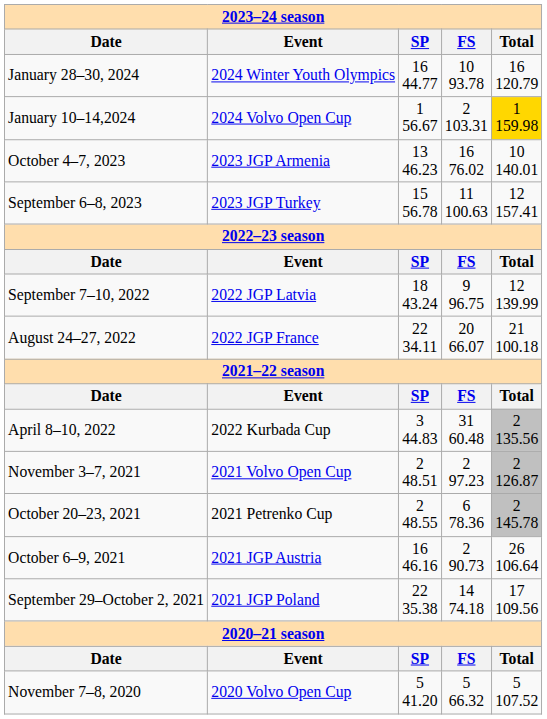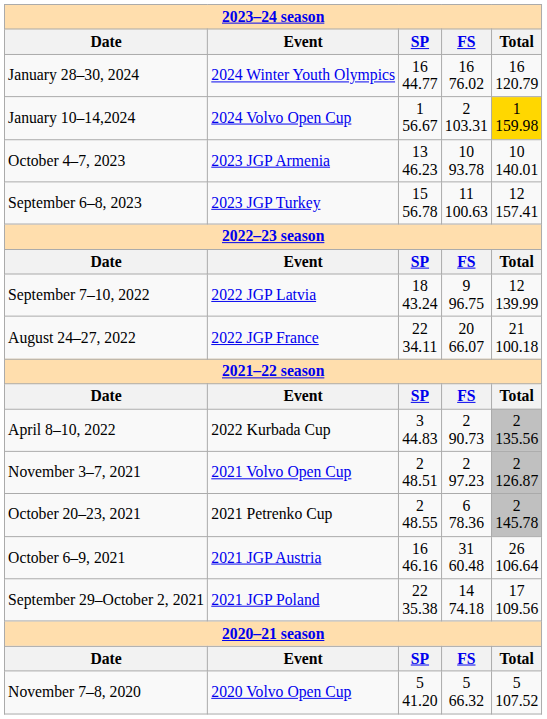(466, 75) 10 93.78 -> (466, 75) 16 76.02
(466, 160) 16 76.02 -> (466, 160) 10 93.78
(466, 430) 31 60.48 -> (466, 430) 2 90.73
(466, 557) 2 90.73 -> (466, 557) 31 60.48
